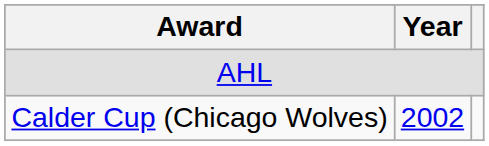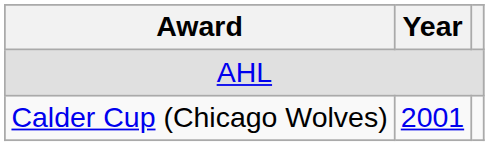(432, 117) 2002 -> (432, 117) 2001
